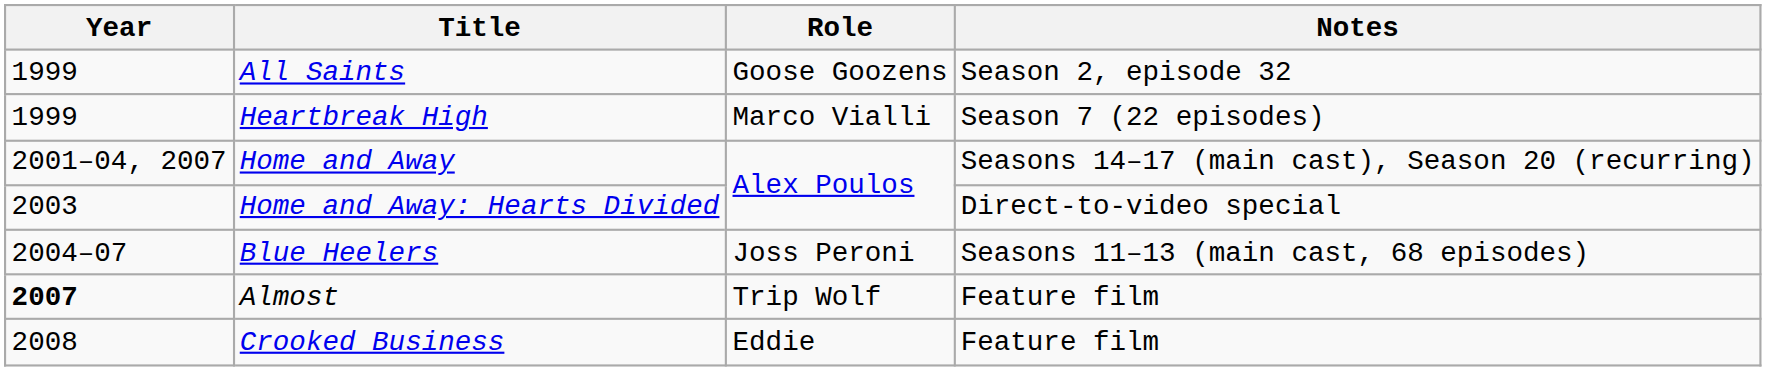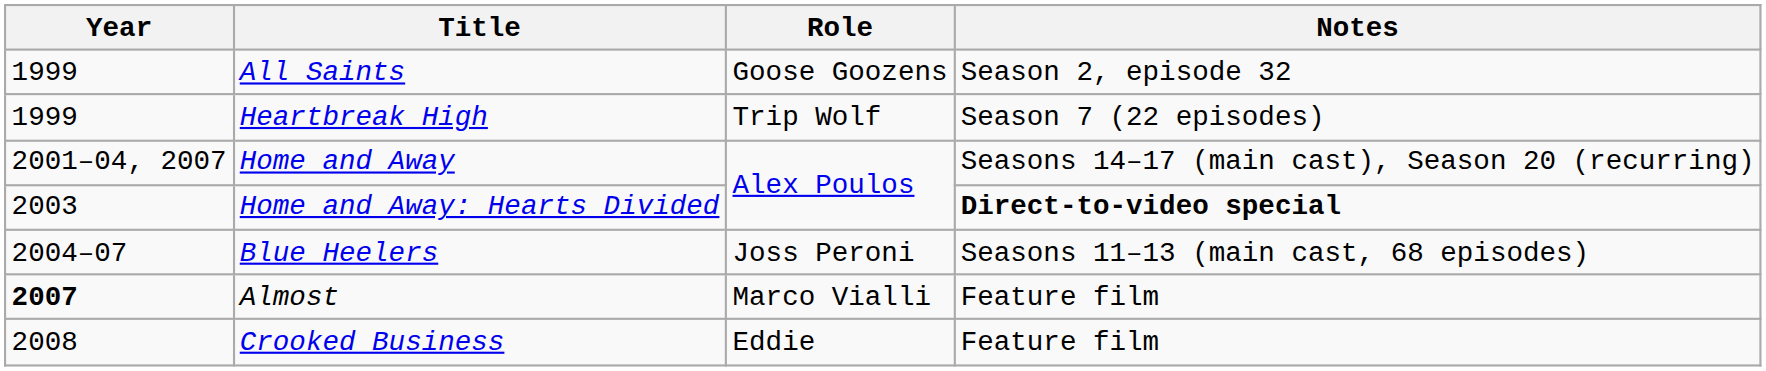(832, 117) Marco Vialli -> (807, 117) Trip Wolf
(1151, 207) normal -> (1151, 207) bold
(807, 297) Trip Wolf -> (832, 297) Marco Vialli
